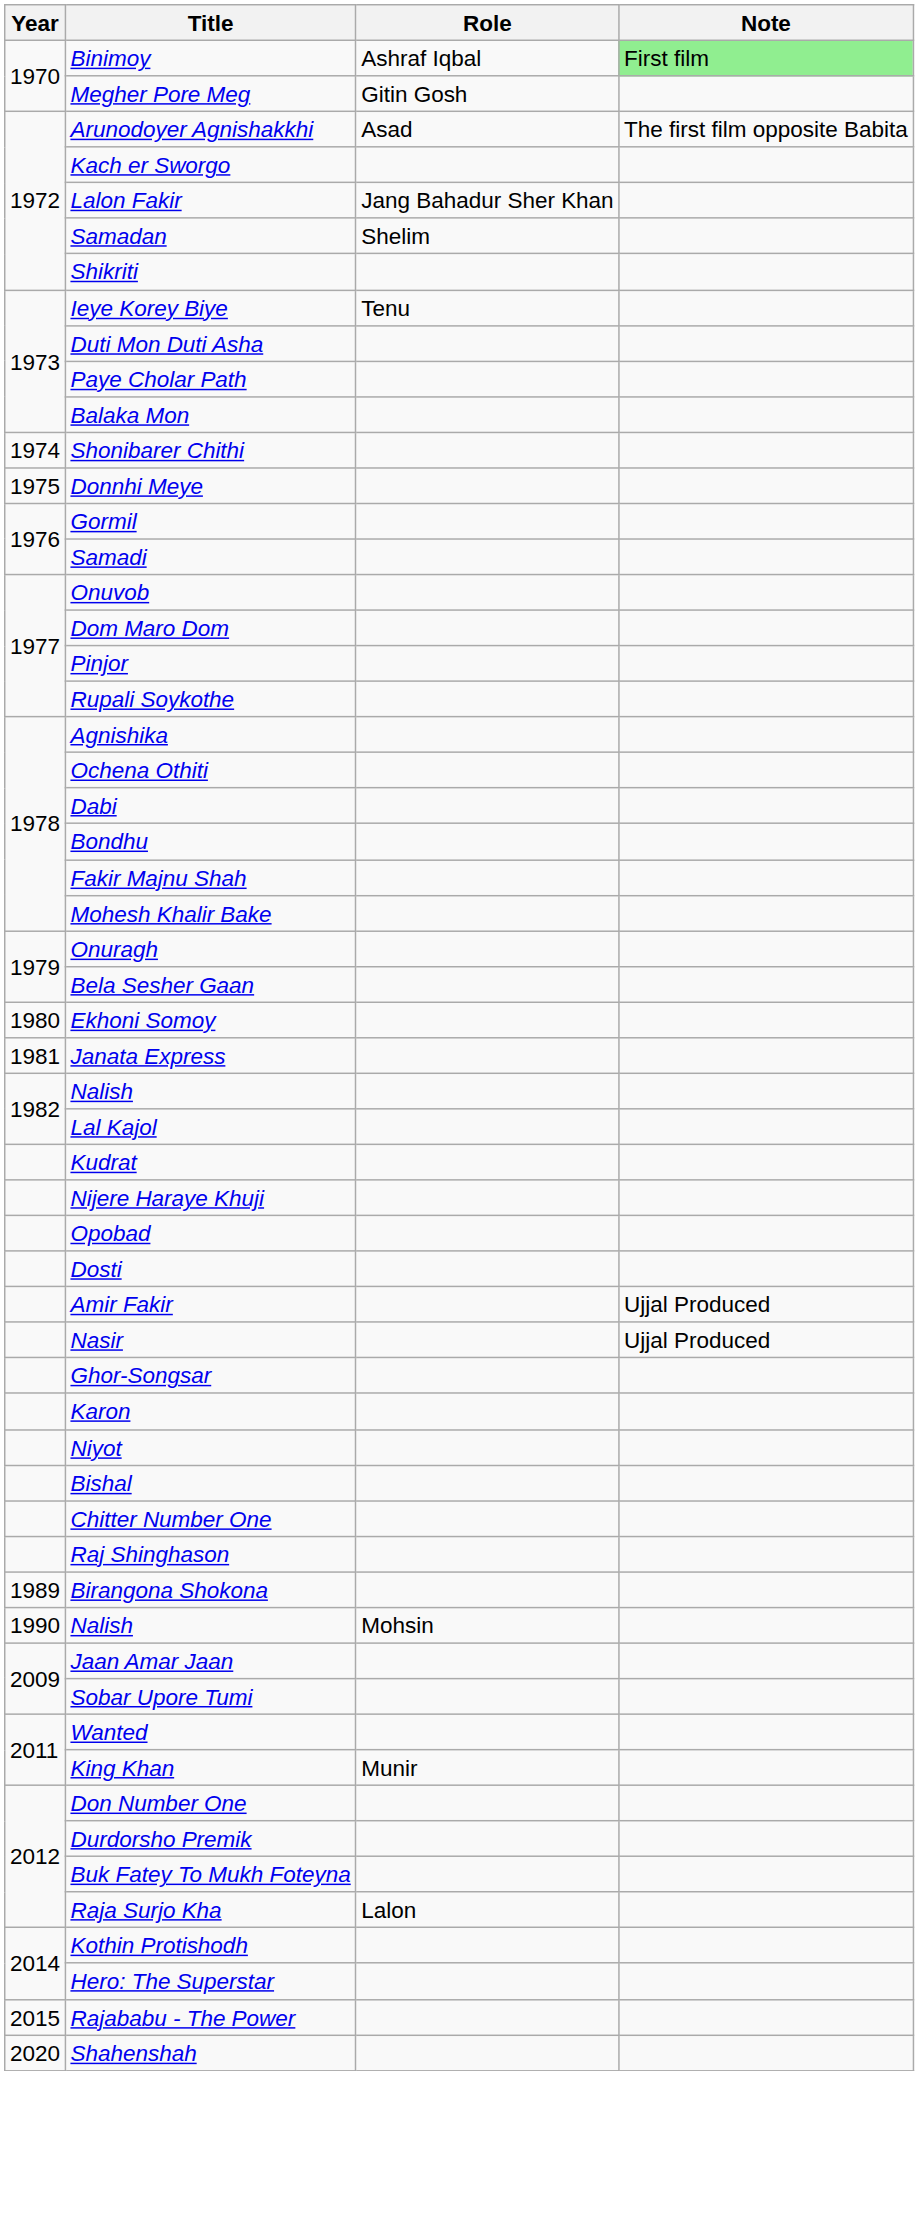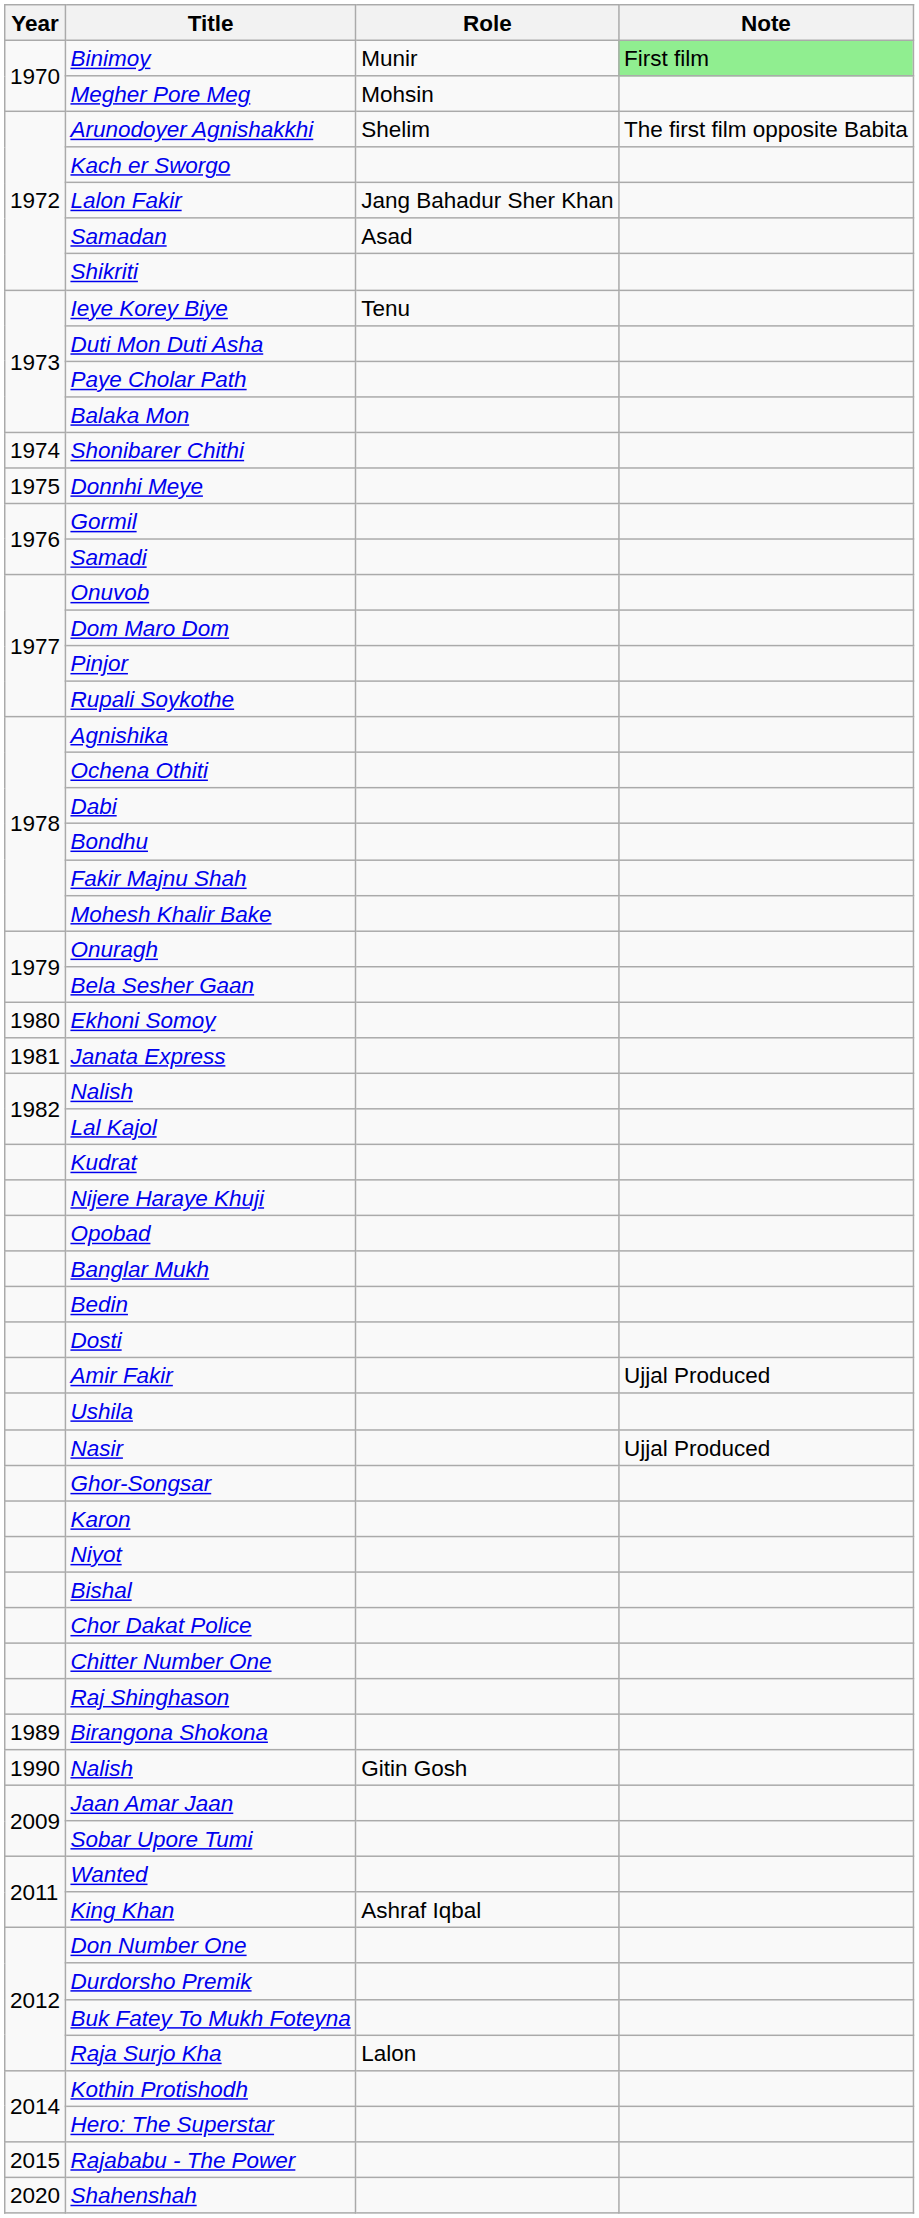(421, 58) Ashraf Iqbal -> (389, 58) Munir
(414, 94) Gitin Gosh -> (397, 94) Mohsin
(387, 130) Asad -> (396, 130) Shelim
(396, 236) Shelim -> (387, 236) Asad
+ row: (35, 1269)
+ row: (35, 1305)
+ row: (35, 1412)
+ row: (35, 1625)
(397, 1625) Mohsin -> (414, 1768) Gitin Gosh
(389, 1768) Munir -> (421, 1910) Ashraf Iqbal
